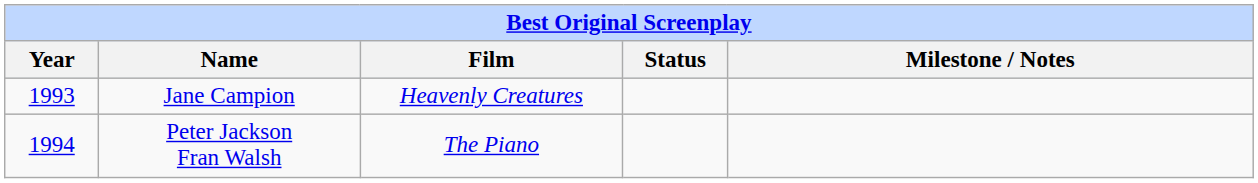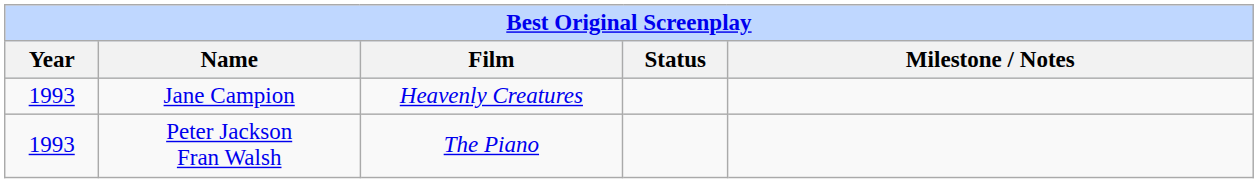(52, 145) 1994 -> (52, 145) 1993
